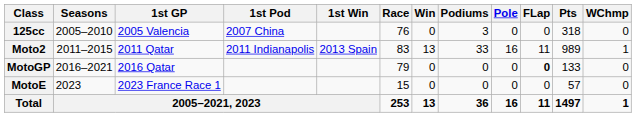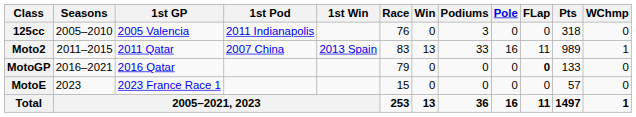(255, 31) 2007 China -> (270, 31) 2011 Indianapolis
(270, 49) 2011 Indianapolis -> (255, 49) 2007 China
